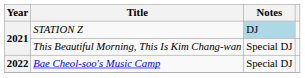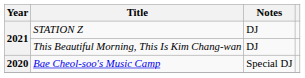(252, 30) lightblue background -> (252, 30) no background
(269, 47) Special DJ -> (252, 47) DJ
(18, 64) 2022 -> (18, 64) 2020
